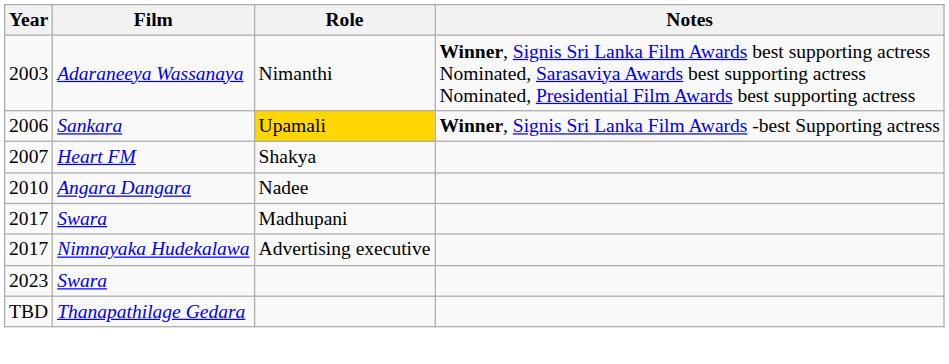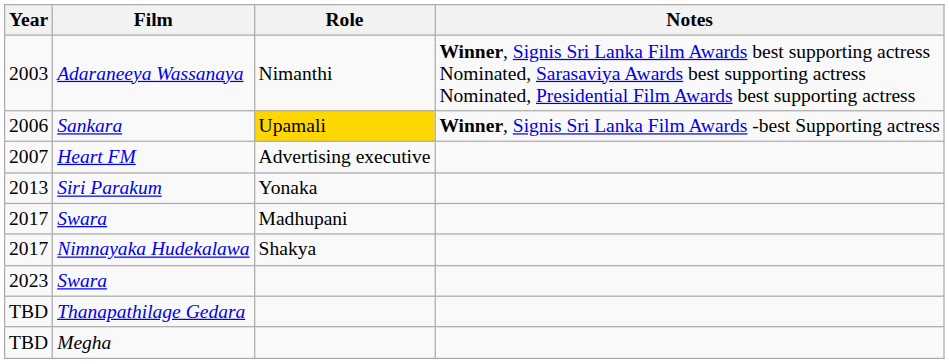(287, 156) Shakya -> (345, 156) Advertising executive
- row: (29, 187)
+ row: (29, 187)
(345, 249) Advertising executive -> (287, 249) Shakya
+ row: (29, 342)
